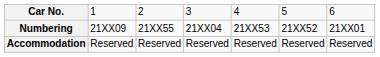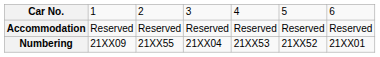rows swapped: (46, 28) <-> (46, 44)
